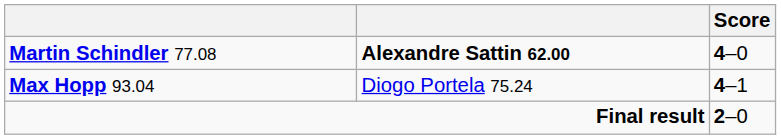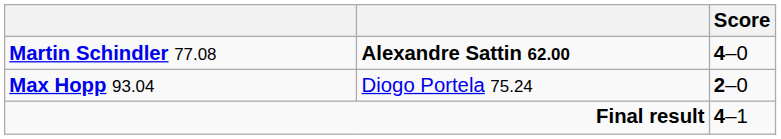(731, 85) 4–1 -> (731, 85) 2–0
(731, 117) 2–0 -> (731, 117) 4–1
